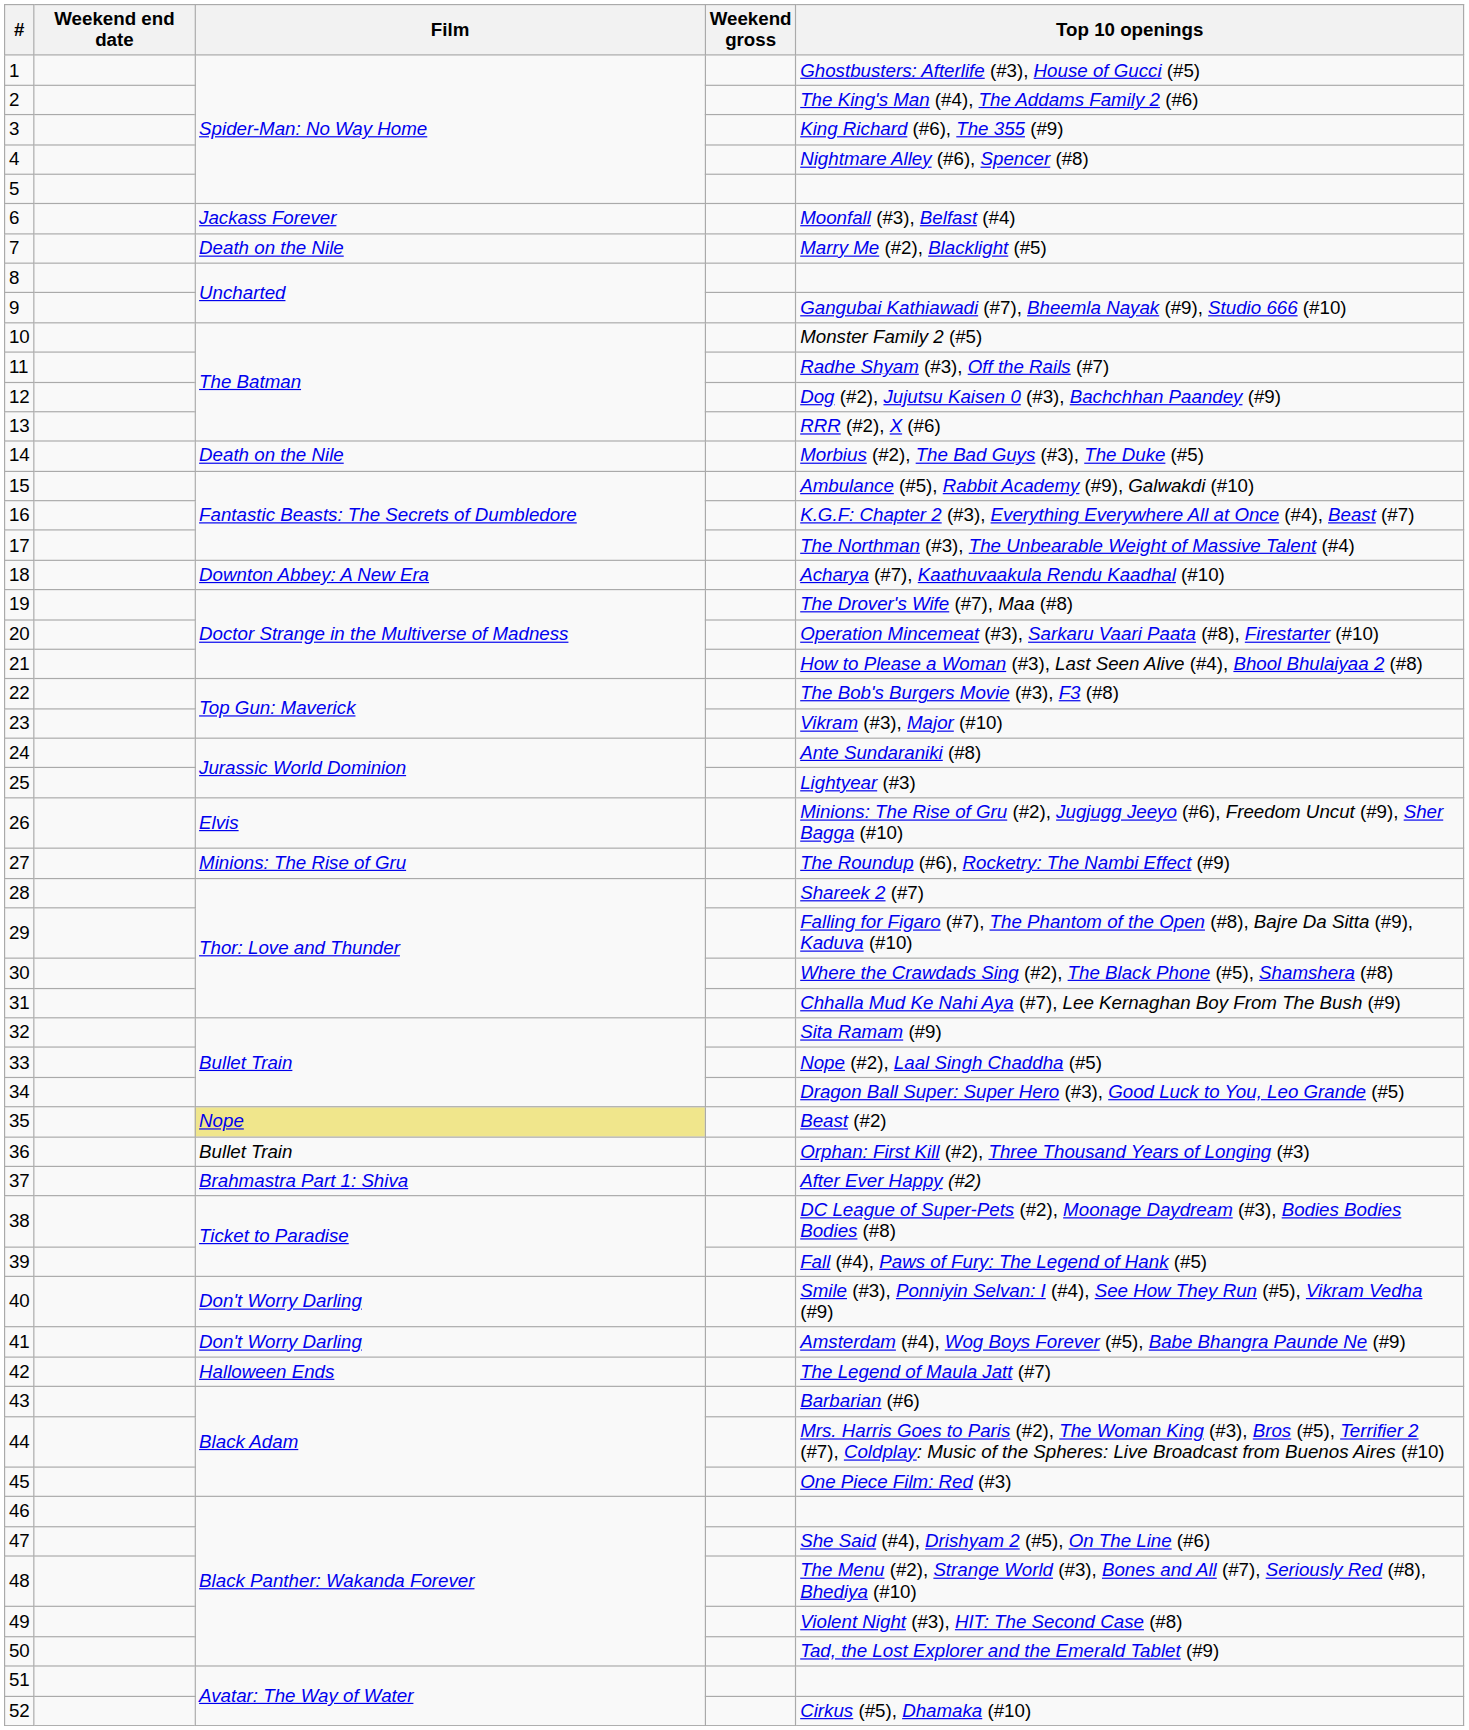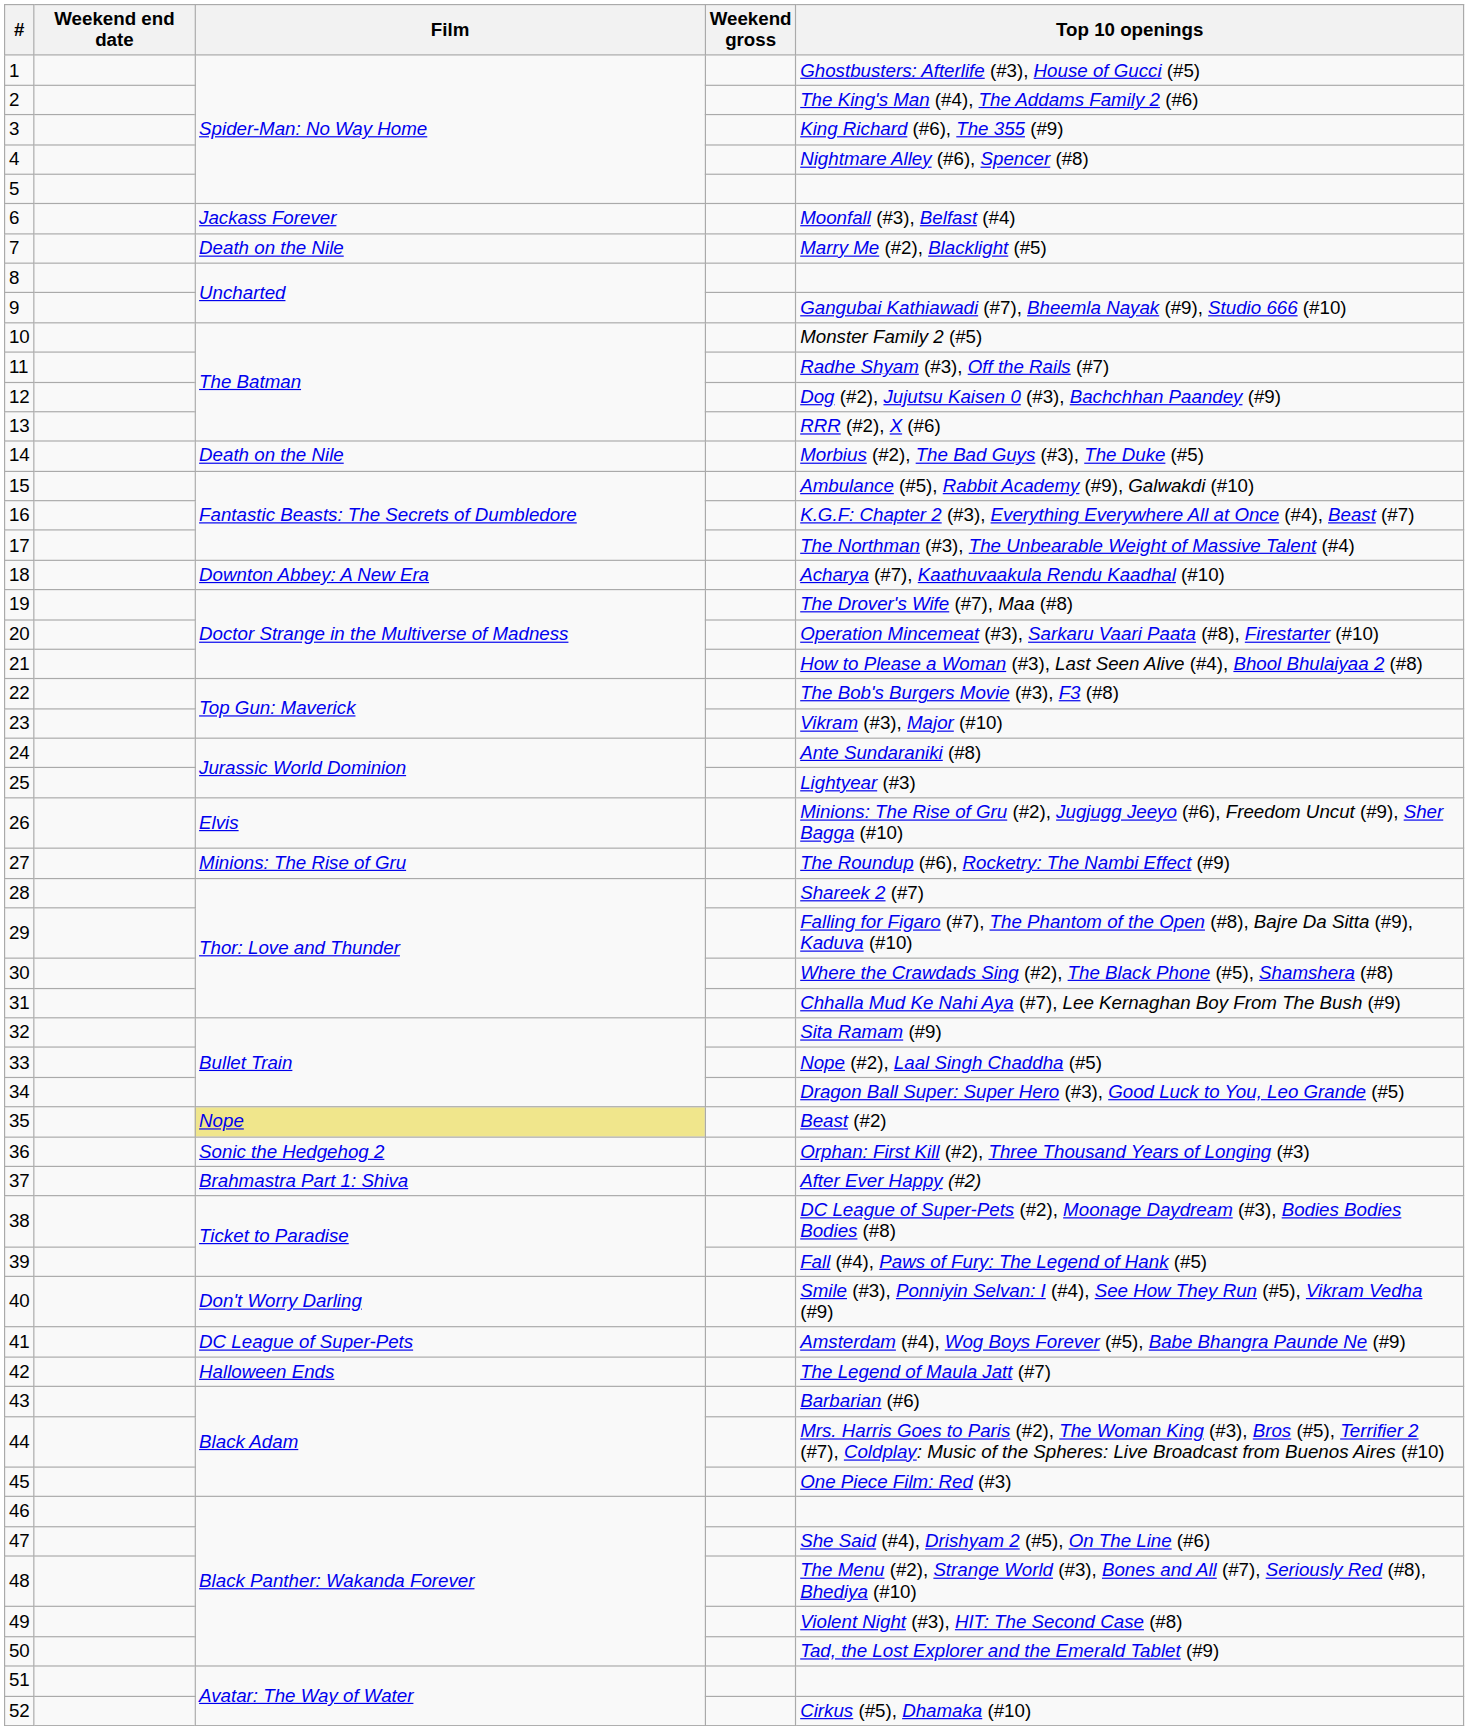(246, 1151) Bullet Train -> (292, 1151) Sonic the Hedgehog 2
(280, 1341) Don't Worry Darling -> (306, 1341) DC League of Super-Pets
